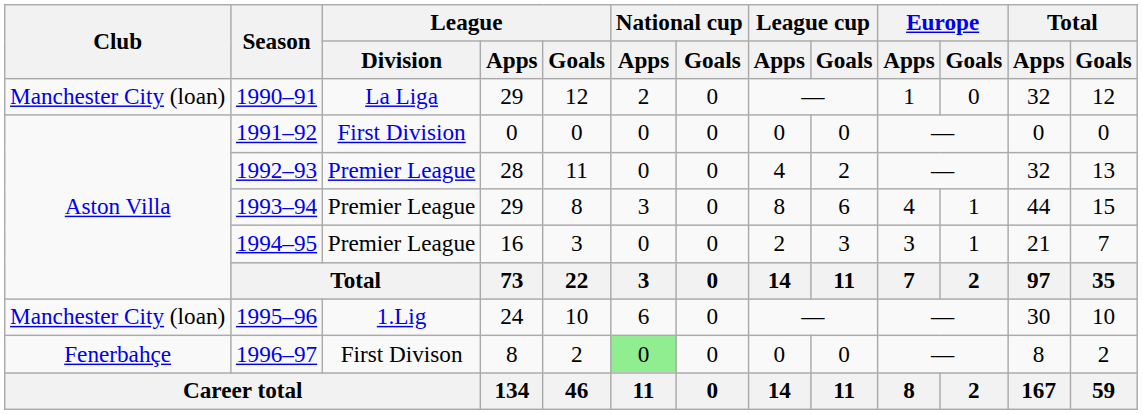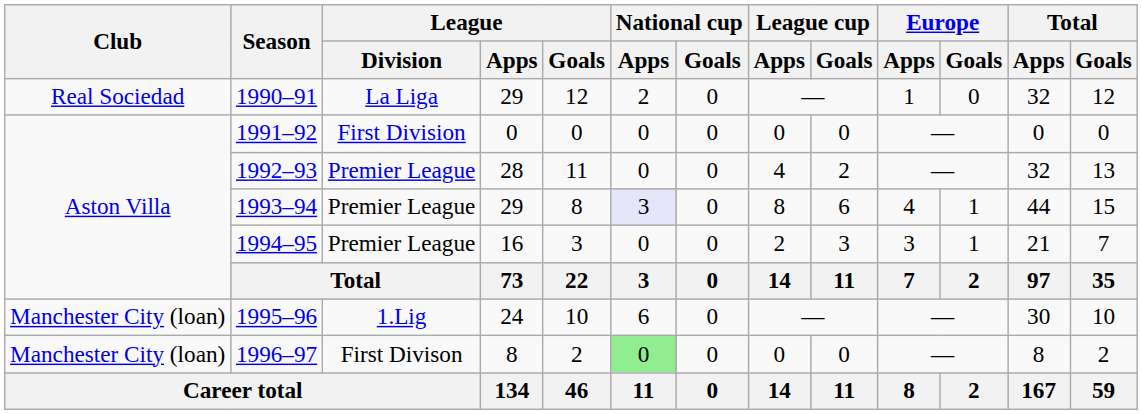(118, 96) Manchester City (loan) -> (118, 96) Real Sociedad
(643, 206) no background -> (643, 206) lavender background
(118, 354) Fenerbahçe -> (118, 354) Manchester City (loan)
